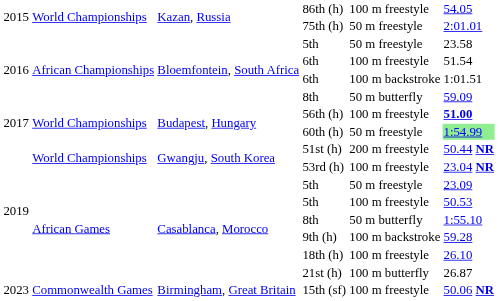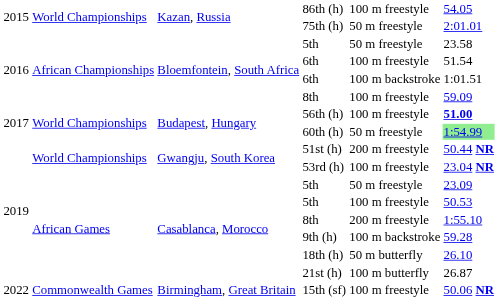(386, 96) 50 m butterfly -> (389, 96) 100 m freestyle
(386, 219) 50 m butterfly -> (389, 219) 200 m freestyle
(389, 255) 100 m freestyle -> (386, 255) 50 m butterfly
(16, 290) 2023 -> (16, 290) 2022
